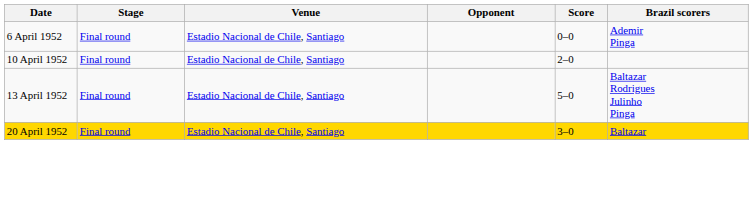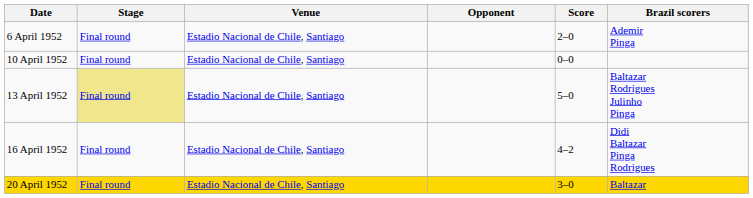(565, 36) 0–0 -> (565, 36) 2–0
(565, 59) 2–0 -> (565, 59) 0–0
(105, 95) no background -> (105, 95) khaki background
+ row: (37, 149)
